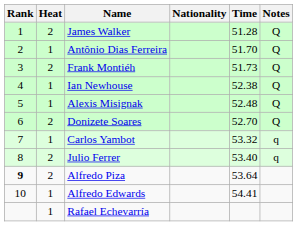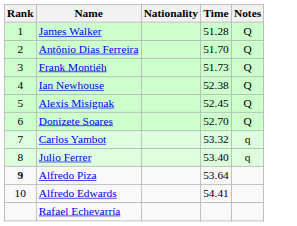- column: (50, 13)
(245, 103) 52.48 -> (216, 103) 52.45
